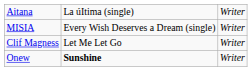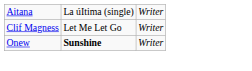- row: (20, 27)
